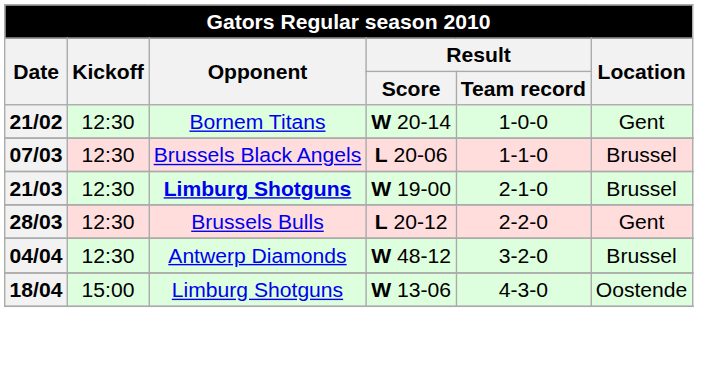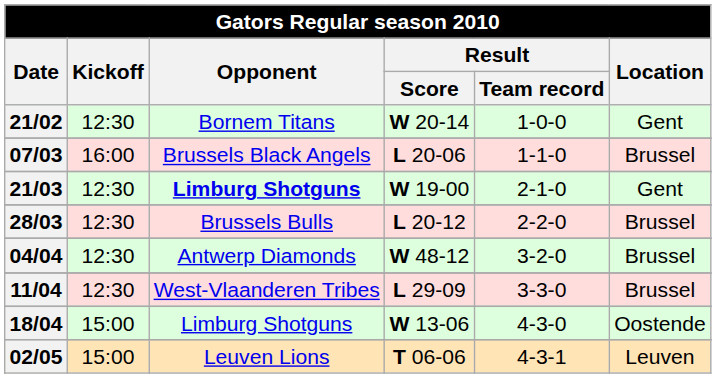(108, 155) 12:30 -> (108, 155) 16:00
(642, 189) Brussel -> (660, 189) Gent
(642, 222) Gent -> (660, 222) Brussel
+ row: (36, 289)
+ row: (36, 356)
